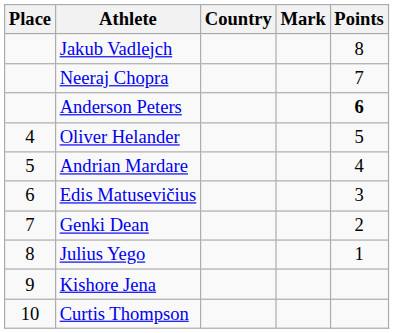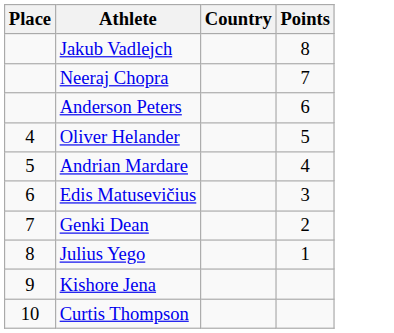- column: (303, 19)
(359, 107) bold -> (305, 107) normal
